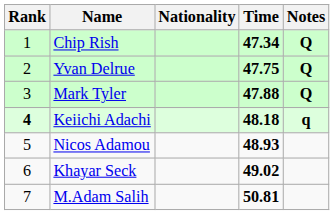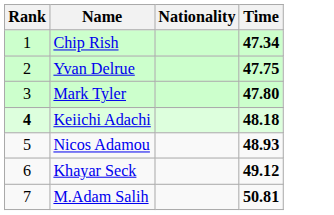- column: (306, 17)
(261, 94) 47.88 -> (261, 94) 47.80
(261, 171) 49.02 -> (261, 171) 49.12
